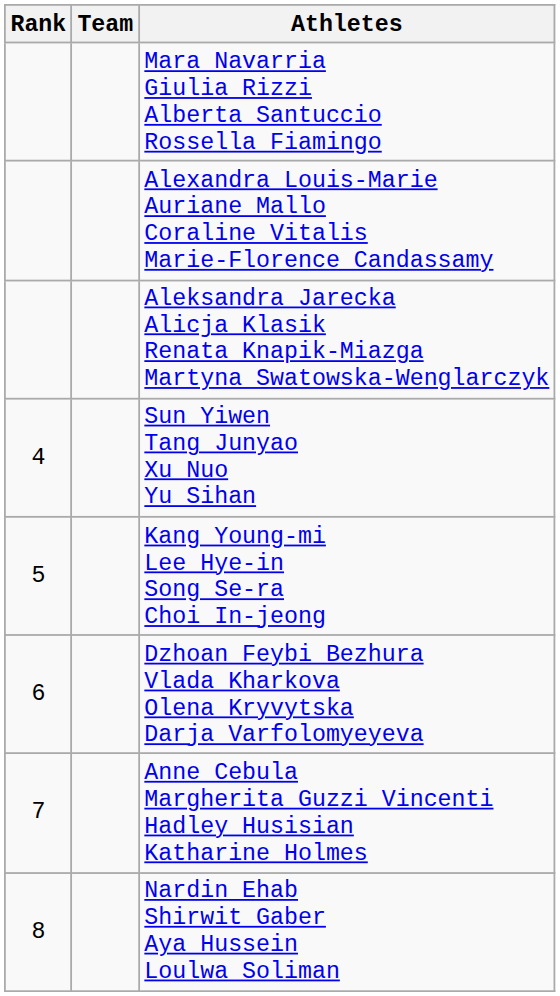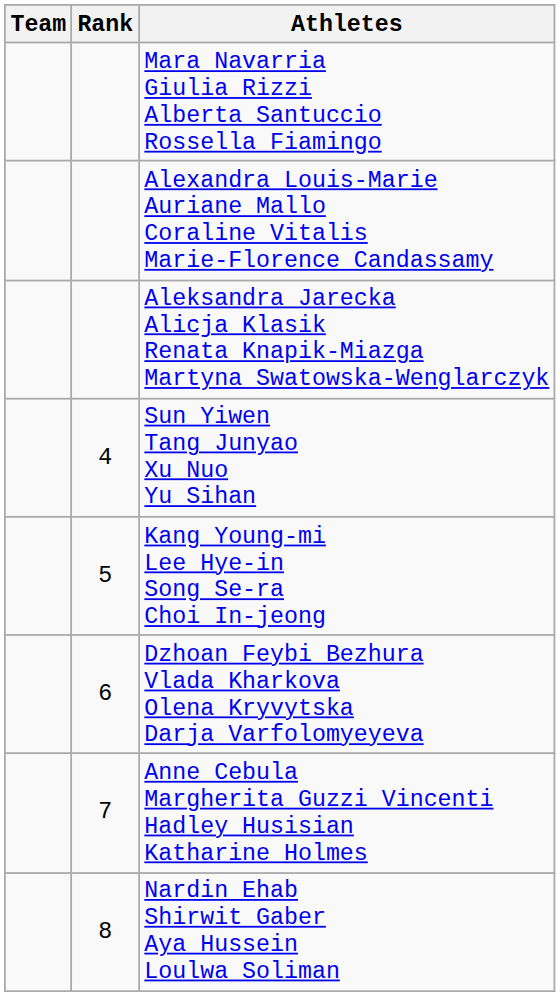columns swapped: (38, 24) <-> (105, 24)
